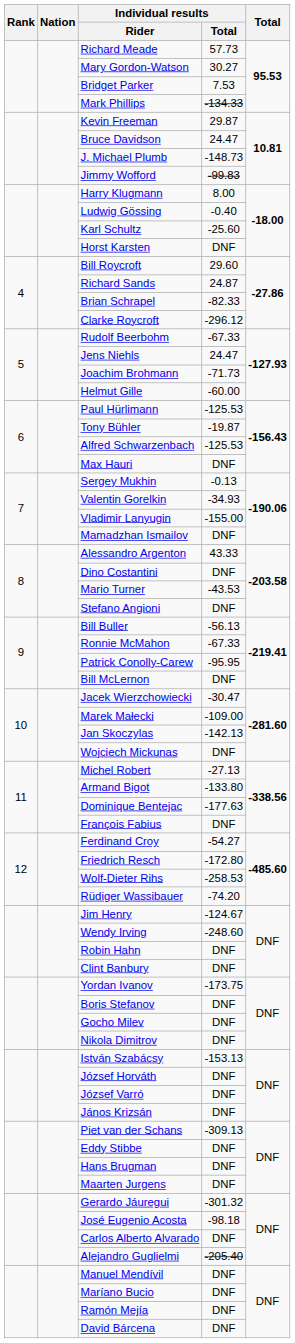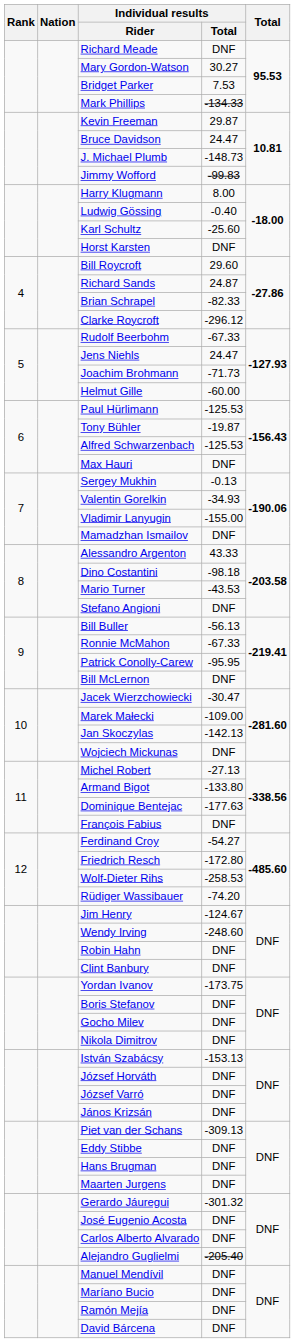(224, 49) 57.73 -> (224, 49) DNF
(224, 572) DNF -> (224, 572) -98.18
(224, 1220) -98.18 -> (224, 1220) DNF
